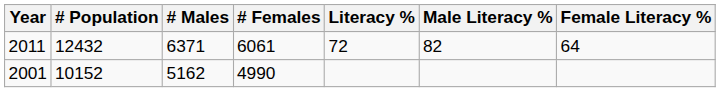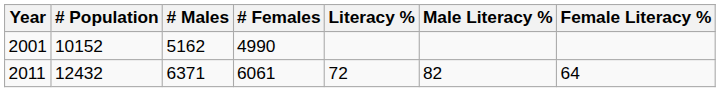rows swapped: (28, 73) <-> (27, 45)
